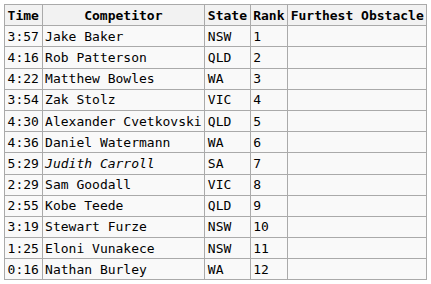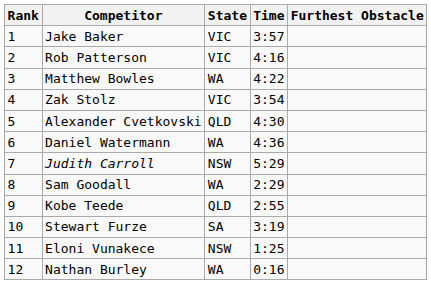columns swapped: (269, 15) <-> (23, 15)
(220, 36) NSW -> (220, 36) VIC
(220, 57) QLD -> (220, 57) VIC
(216, 163) SA -> (220, 163) NSW
(220, 185) VIC -> (216, 185) WA
(220, 227) NSW -> (216, 227) SA
